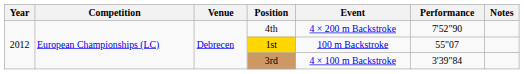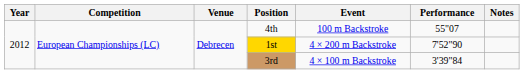(353, 29) 4 × 200 m Backstroke -> (353, 29) 100 m Backstroke
(447, 29) 7'52"90 -> (447, 29) 55"07
(353, 45) 100 m Backstroke -> (353, 45) 4 × 200 m Backstroke
(447, 45) 55"07 -> (447, 45) 7'52"90
